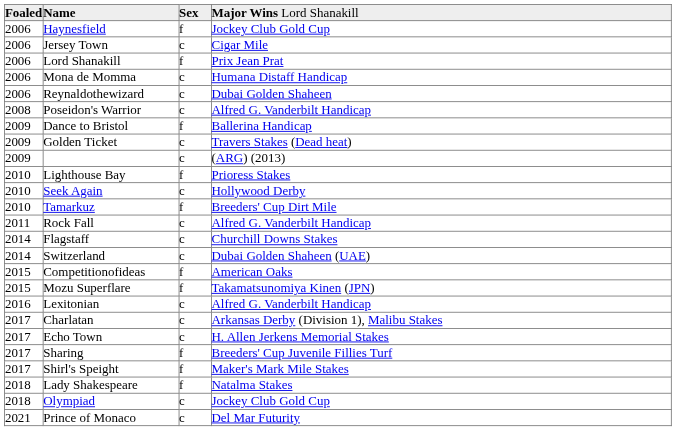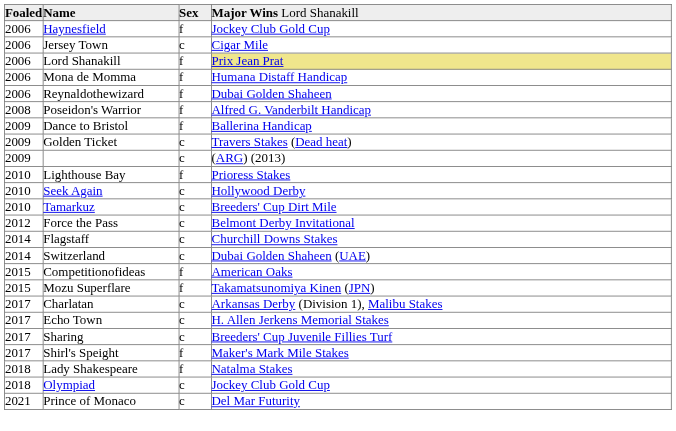(247, 61) no background -> (247, 61) khaki background
(182, 77) c -> (181, 77) f
(182, 93) c -> (181, 93) f
(182, 109) c -> (181, 109) f
(181, 206) f -> (182, 206) c
- row: (69, 223)
+ row: (81, 223)
- row: (71, 304)
(181, 352) f -> (182, 336) c
